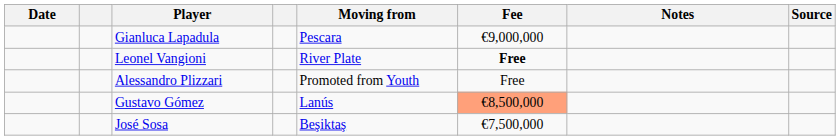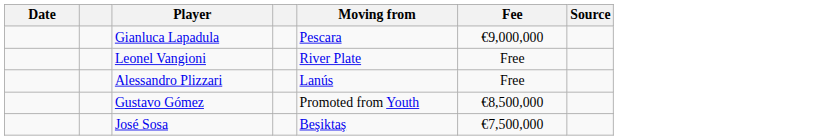- column: (678, 15)
(512, 59) bold -> (512, 59) normal
(359, 80) Promoted from Youth -> (316, 80) Lanús
(316, 102) Lanús -> (359, 102) Promoted from Youth
(512, 102) lightsalmon background -> (512, 102) no background
